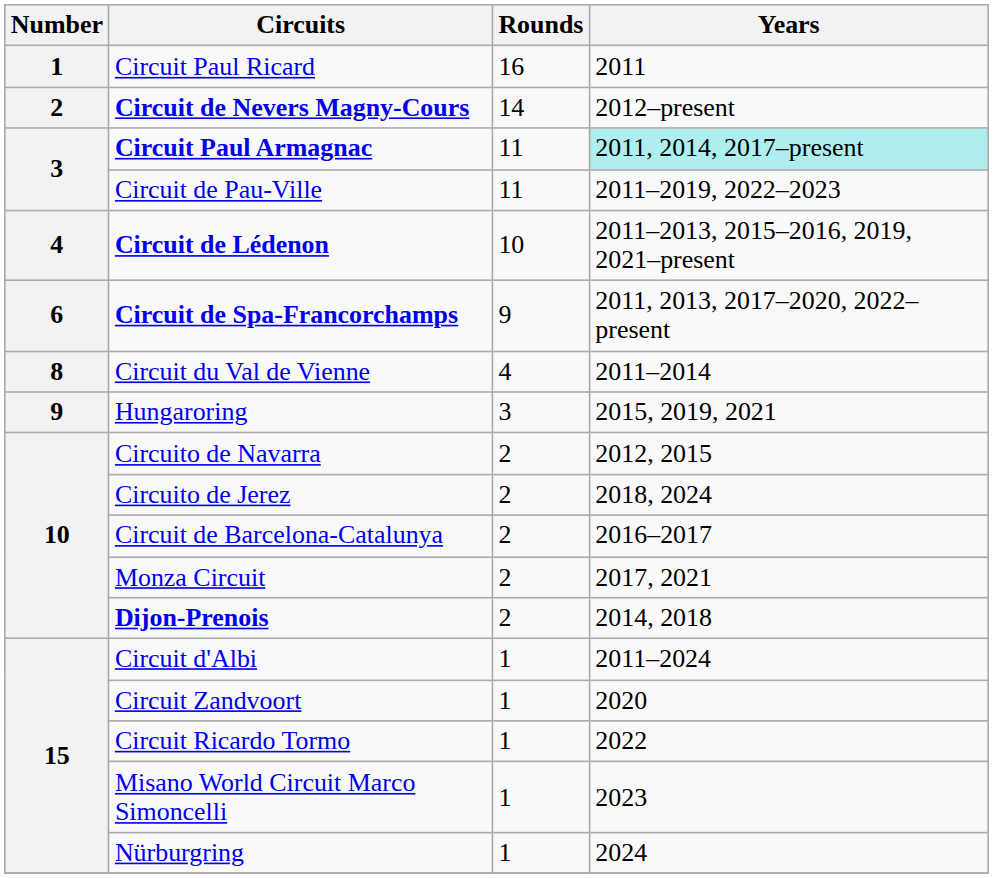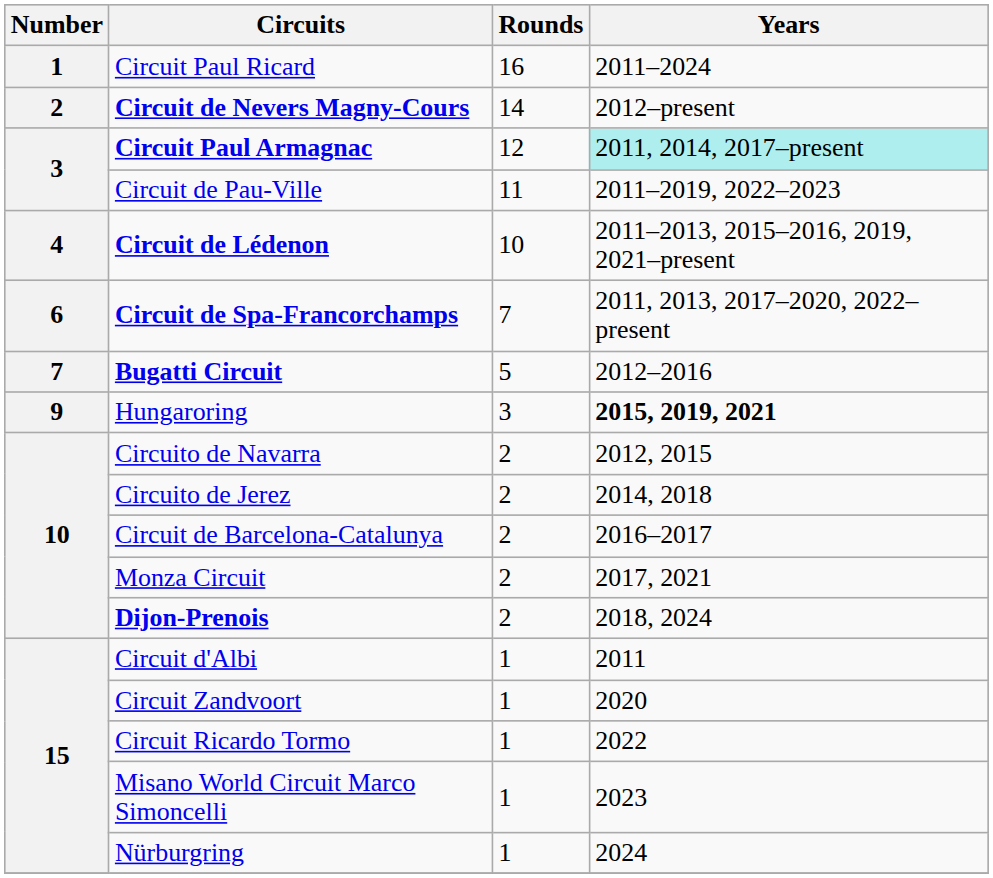(621, 66) 2011 -> (653, 66) 2011–2024
(511, 148) 11 -> (511, 148) 12
(505, 315) 9 -> (505, 315) 7
+ row: (199, 371)
- row: (242, 371)
(686, 412) normal -> (686, 412) bold
(654, 494) 2018, 2024 -> (654, 494) 2014, 2018
(654, 617) 2014, 2018 -> (654, 617) 2018, 2024
(653, 658) 2011–2024 -> (621, 658) 2011
